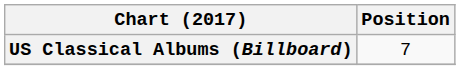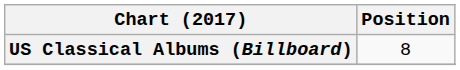(406, 50) 7 -> (406, 50) 8
